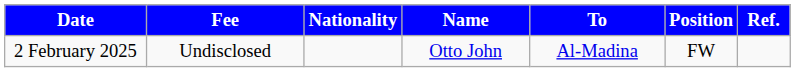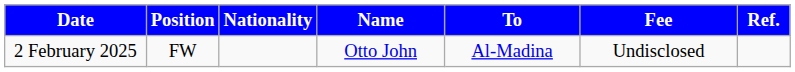columns swapped: (701, 20) <-> (225, 20)
